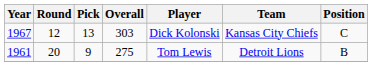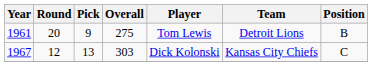rows swapped: (19, 52) <-> (19, 33)
